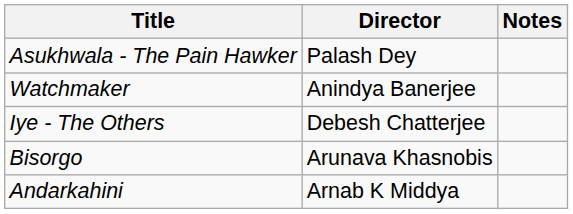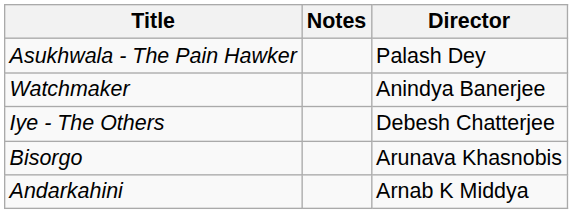columns swapped: (400, 21) <-> (532, 21)
